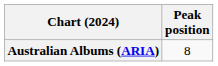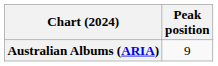(187, 50) 8 -> (187, 50) 9
